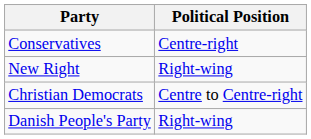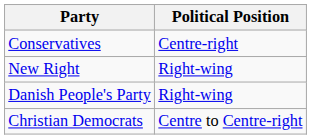rows swapped: (76, 95) <-> (80, 120)
